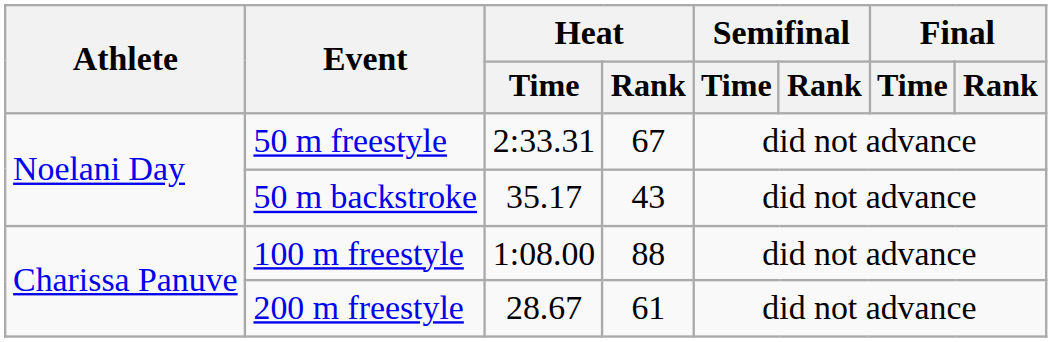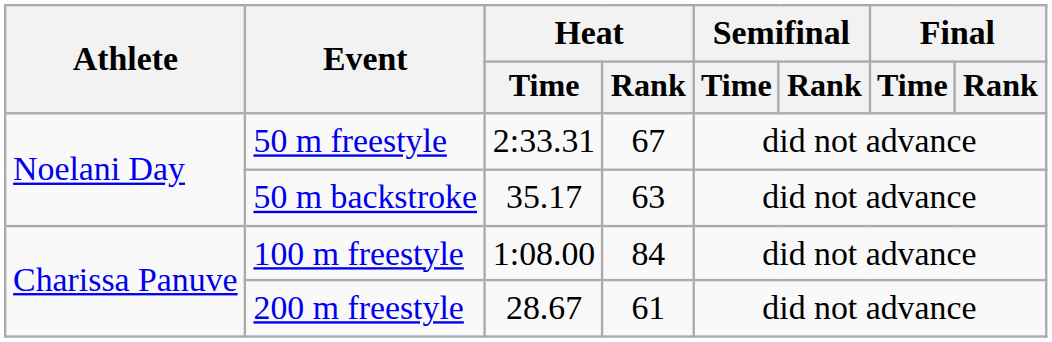(648, 197) 43 -> (648, 197) 63
(648, 253) 88 -> (648, 253) 84
